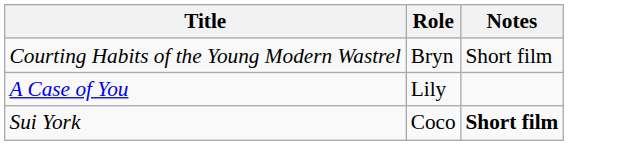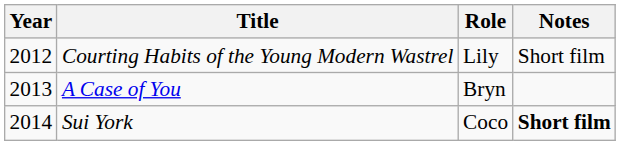+ column: (31, 21)
(432, 55) Bryn -> (481, 55) Lily
(428, 88) Lily -> (484, 88) Bryn
